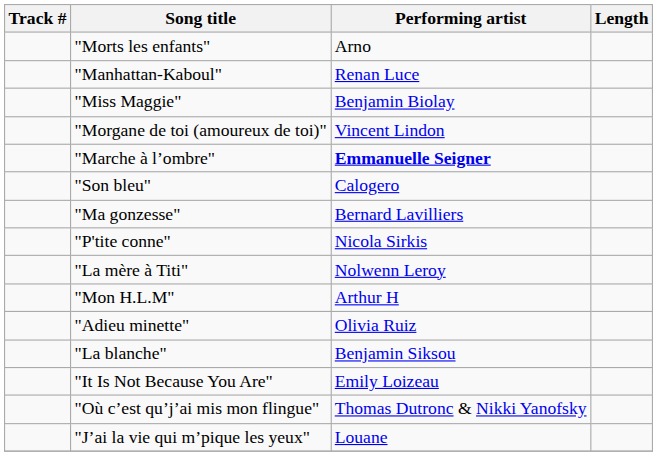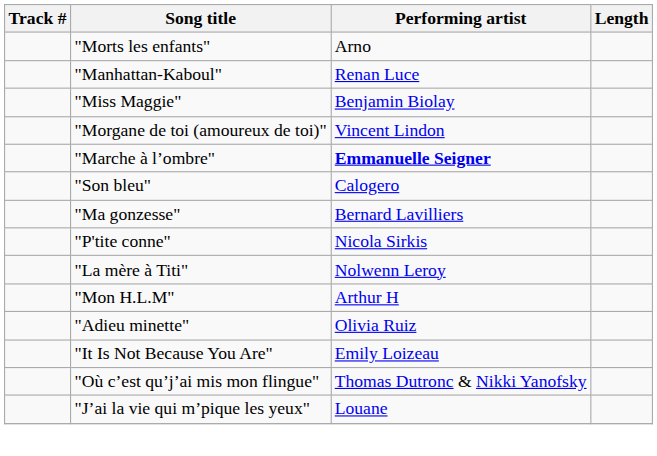- row: (121, 353)
